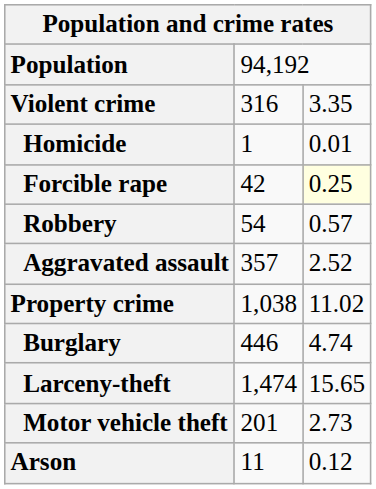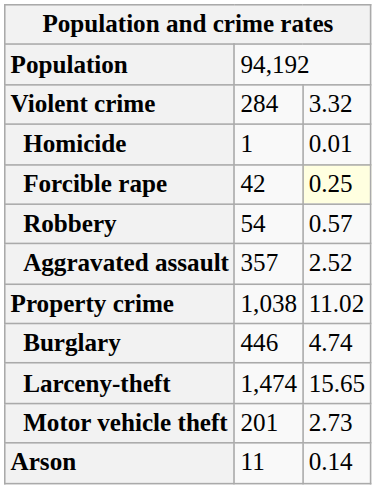(259, 104) 316 -> (259, 104) 284
(331, 104) 3.35 -> (331, 104) 3.32
(331, 462) 0.12 -> (331, 462) 0.14
